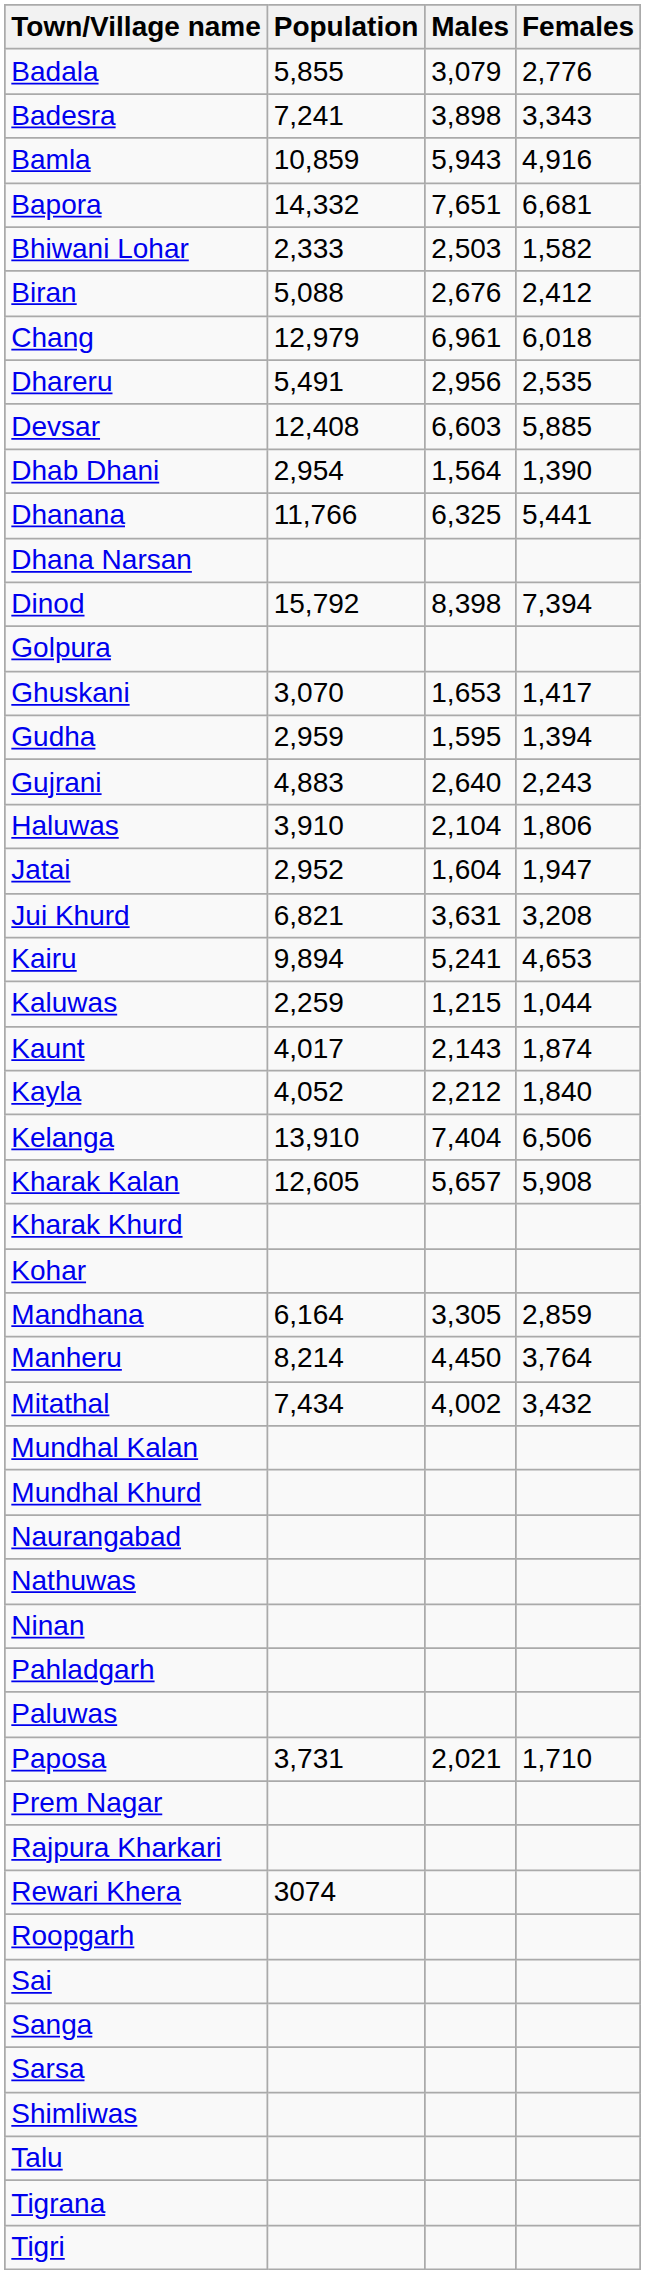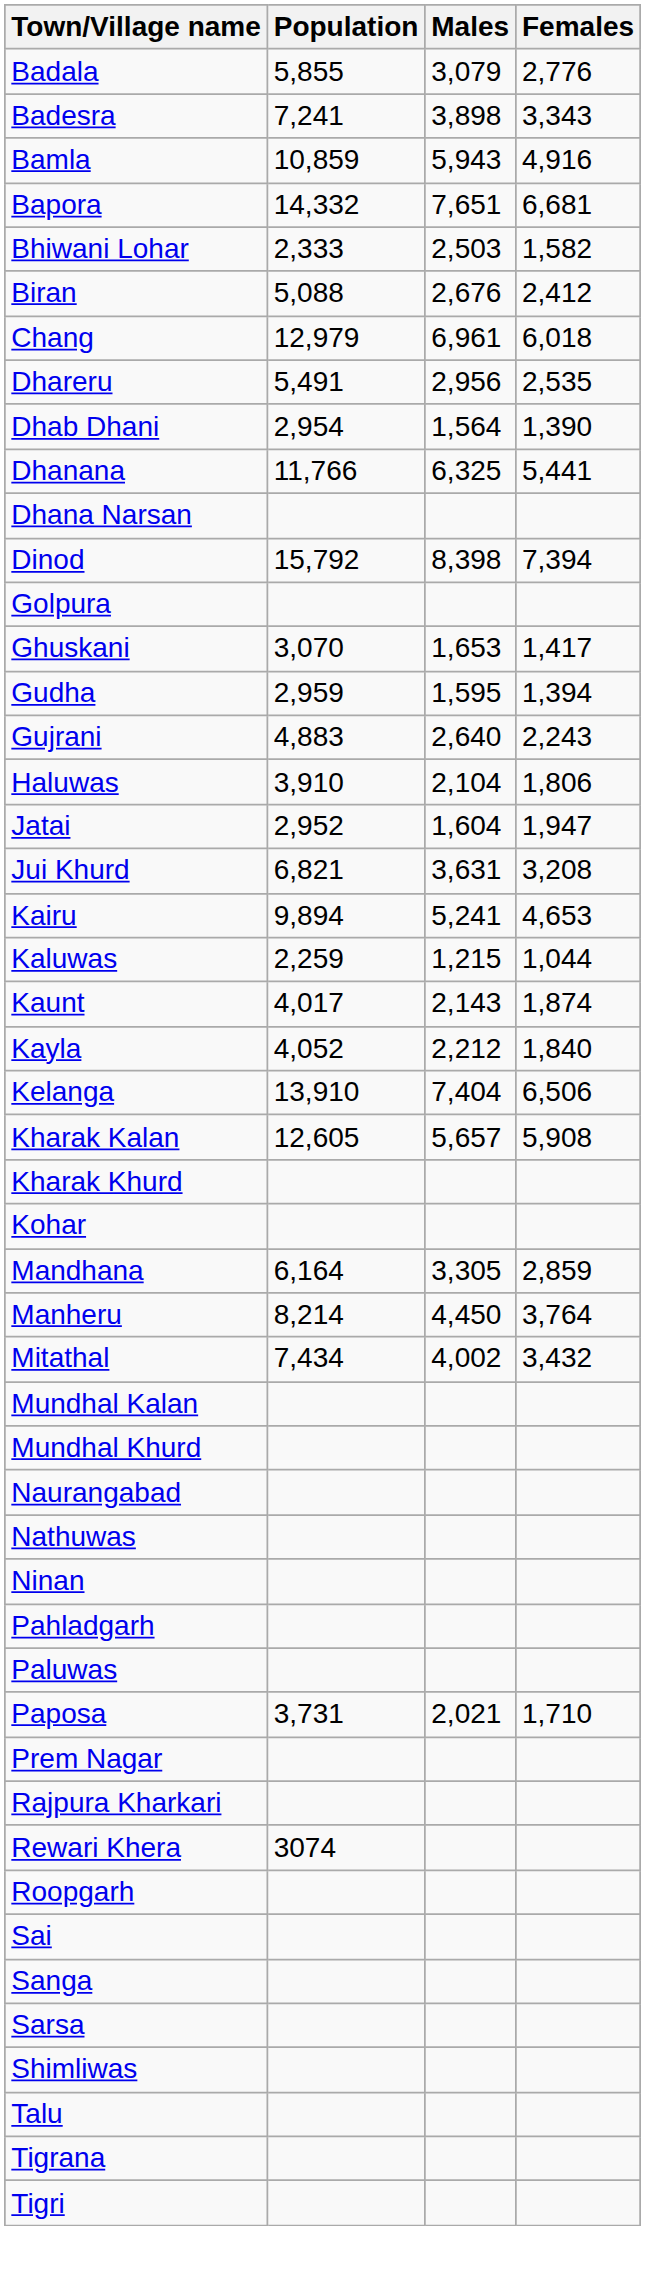- row: (56, 426)
